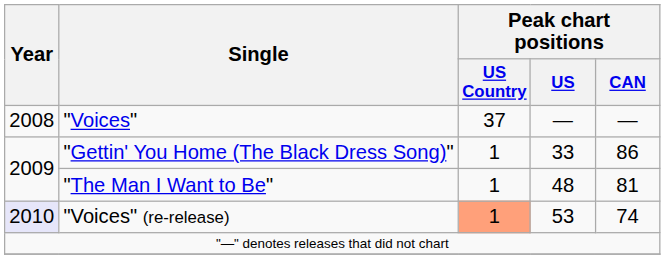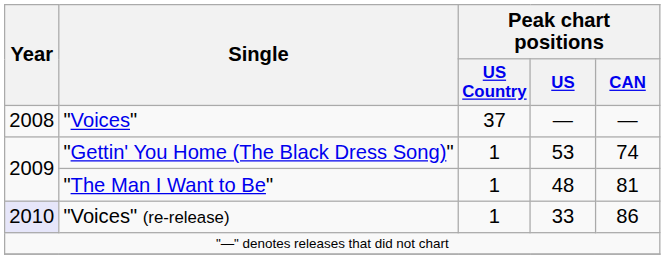(563, 152) 33 -> (563, 152) 53
(628, 152) 86 -> (628, 152) 74
(494, 216) lightsalmon background -> (494, 216) no background
(563, 216) 53 -> (563, 216) 33
(628, 216) 74 -> (628, 216) 86
